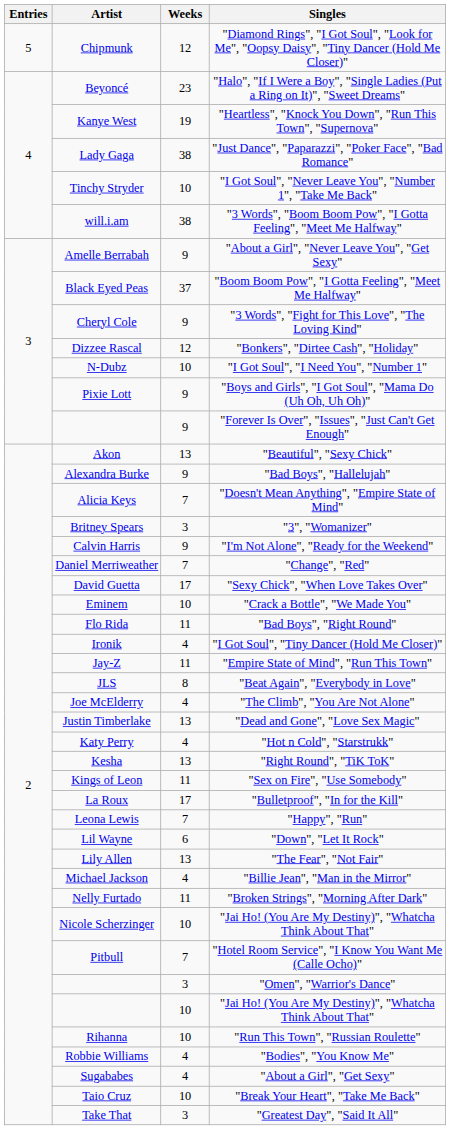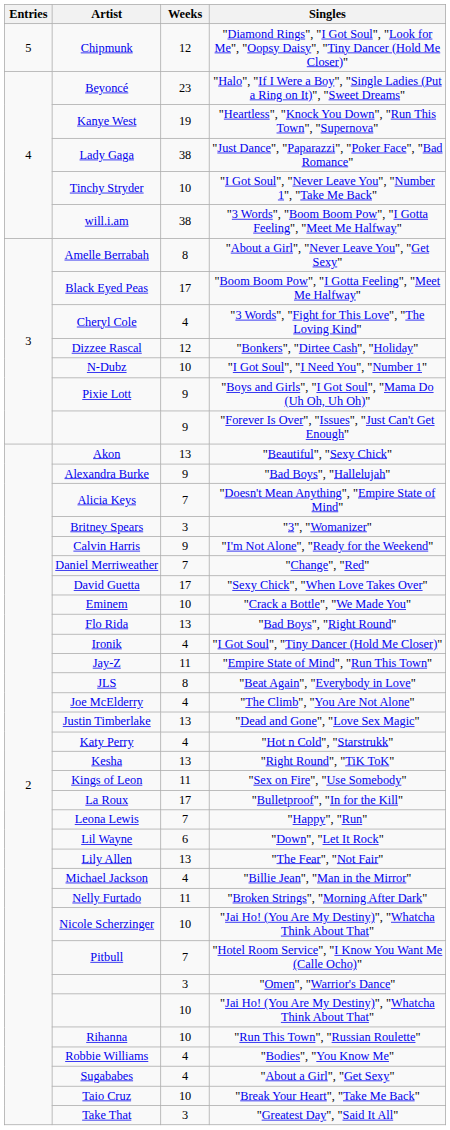(185, 254) 9 -> (185, 254) 8
(185, 288) 37 -> (185, 288) 17
(185, 321) 9 -> (185, 321) 4
(185, 624) 11 -> (185, 624) 13
